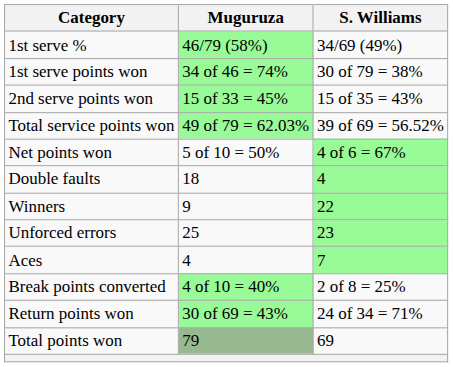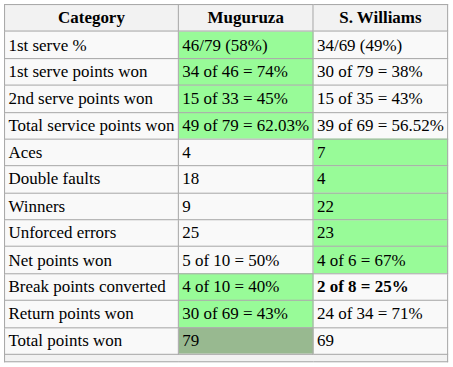rows swapped: (25, 260) <-> (60, 152)
(361, 286) normal -> (363, 286) bold
